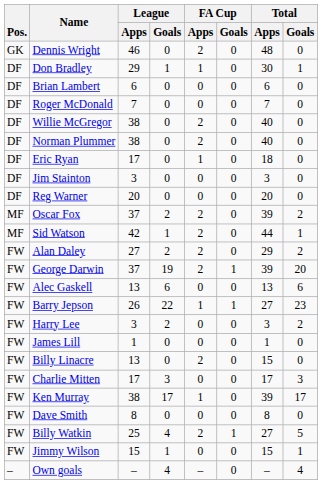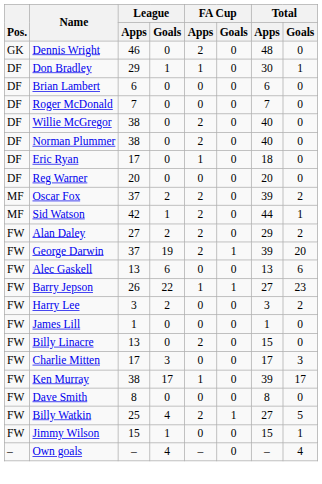- row: (61, 178)
